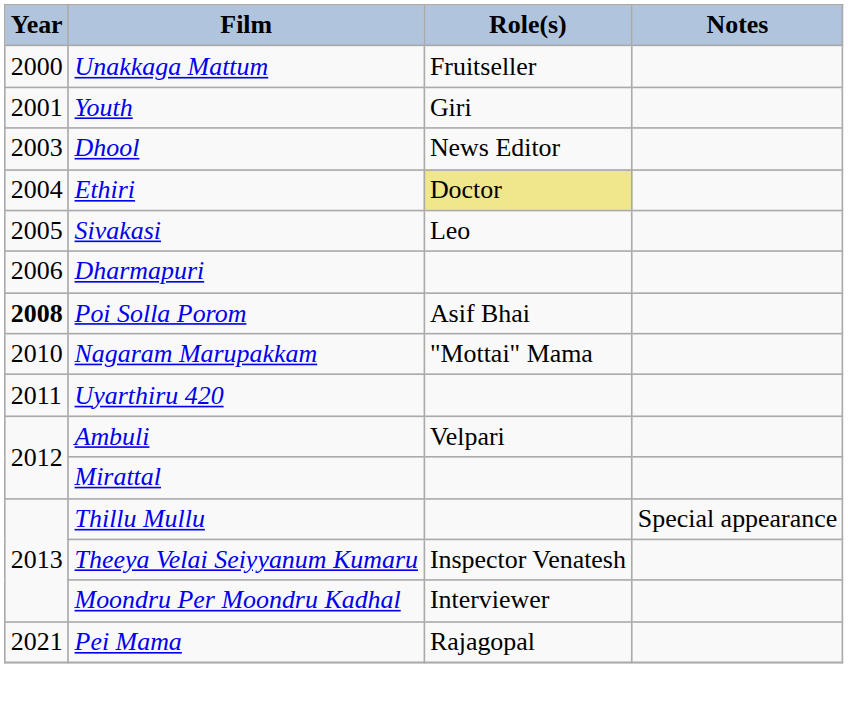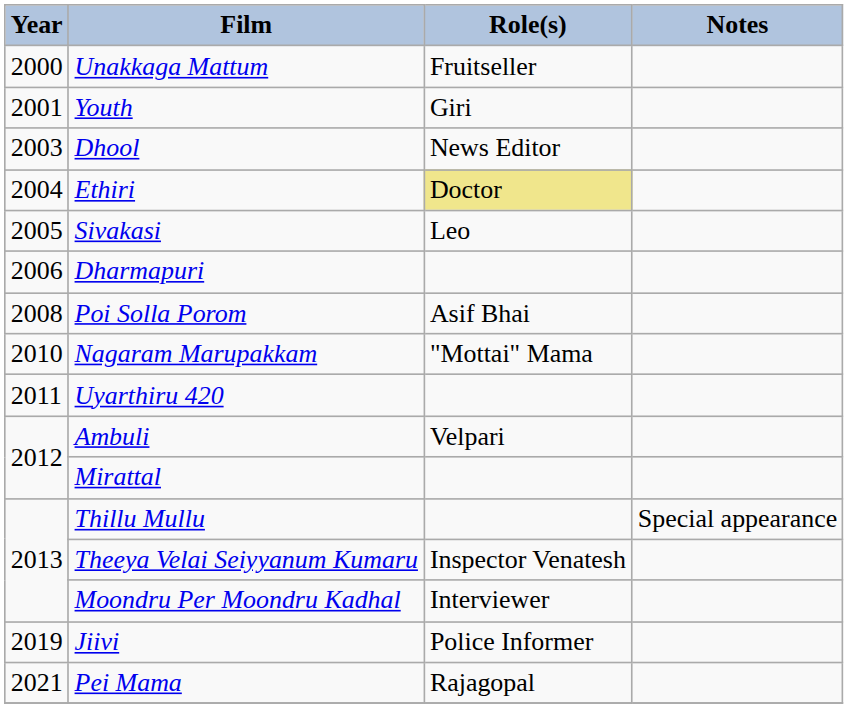(37, 312) bold -> (37, 312) normal
+ row: (97, 641)
